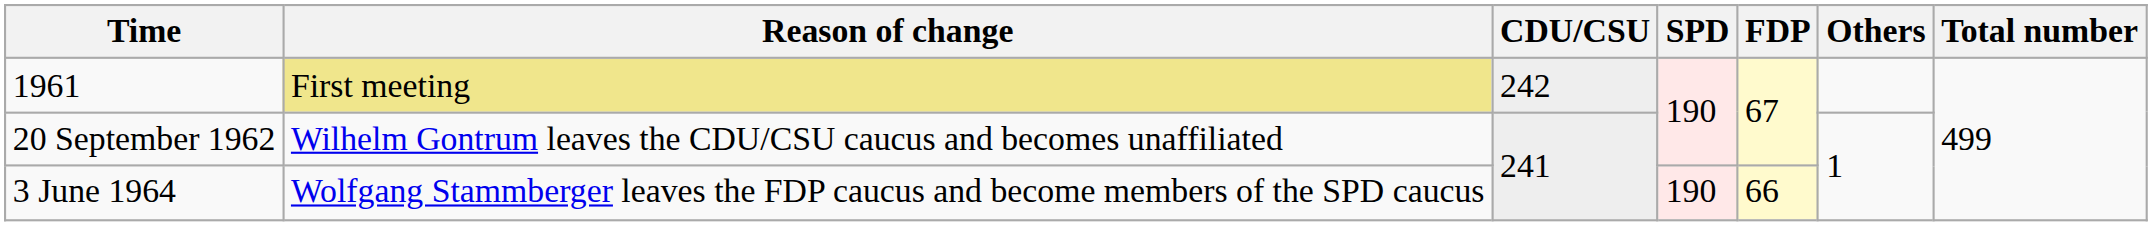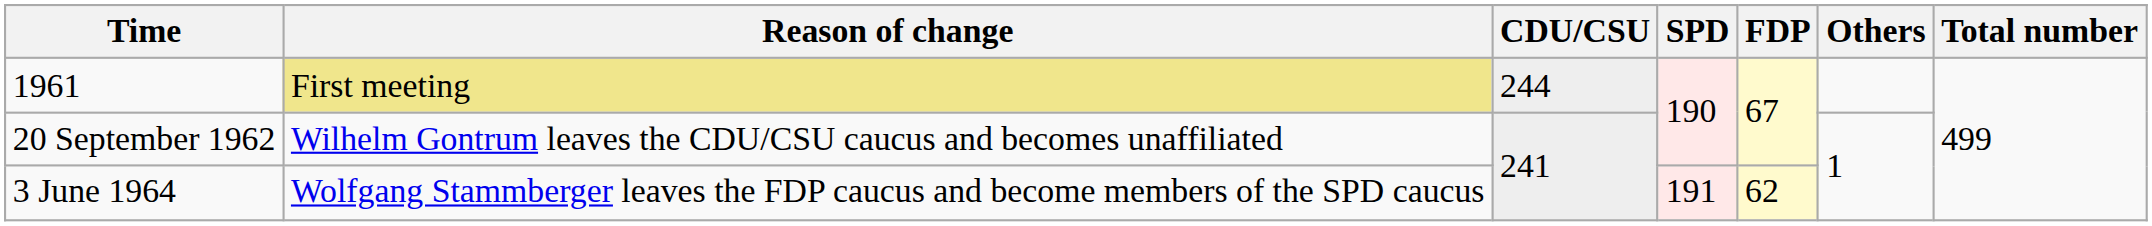(1525, 84) 242 -> (1525, 84) 244
(1691, 191) 190 -> (1691, 191) 191
(1762, 191) 66 -> (1762, 191) 62
